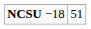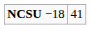(77, 14) 51 -> (77, 14) 41
